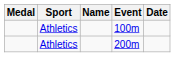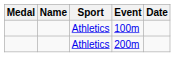columns swapped: (96, 12) <-> (59, 12)
